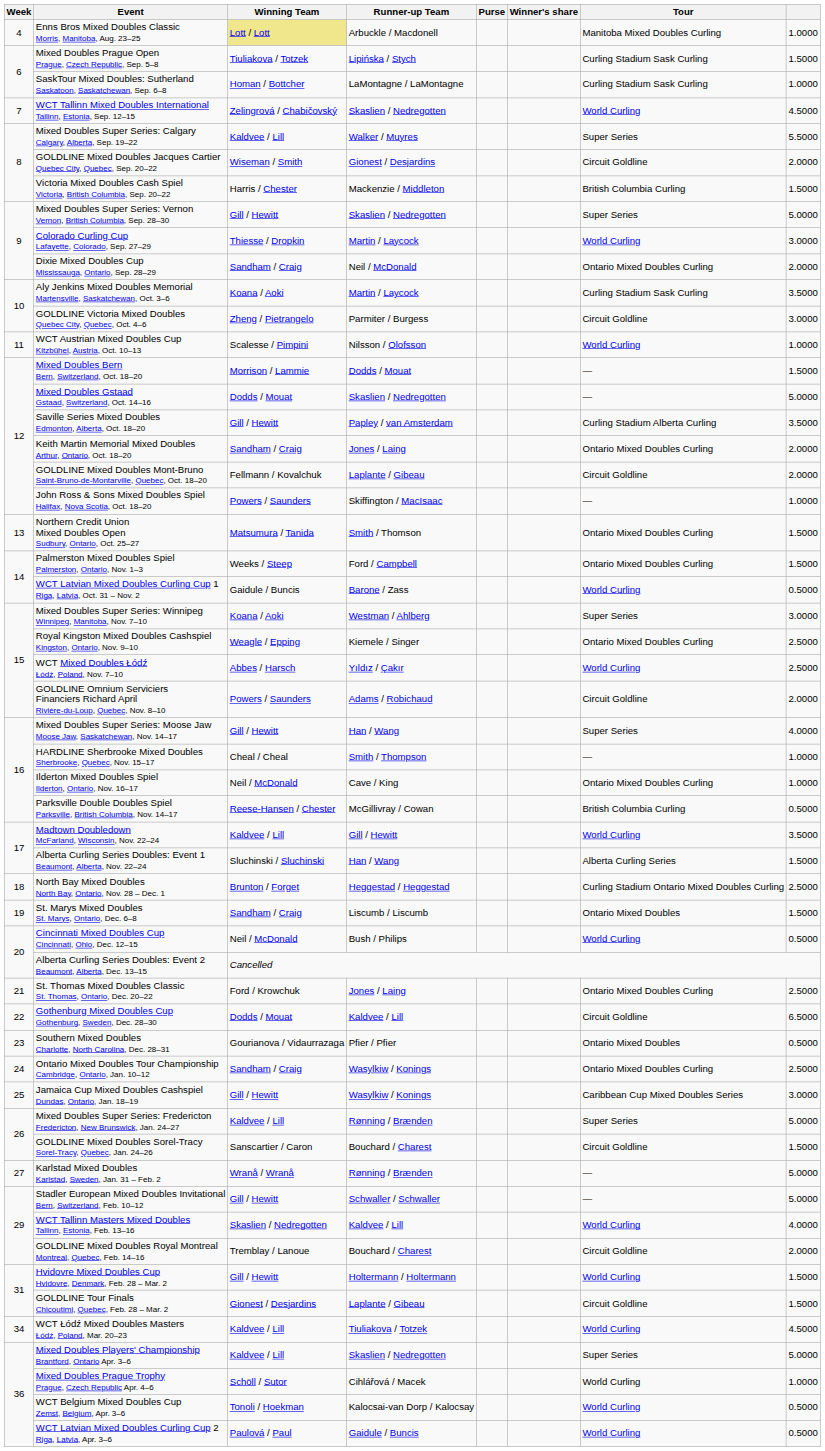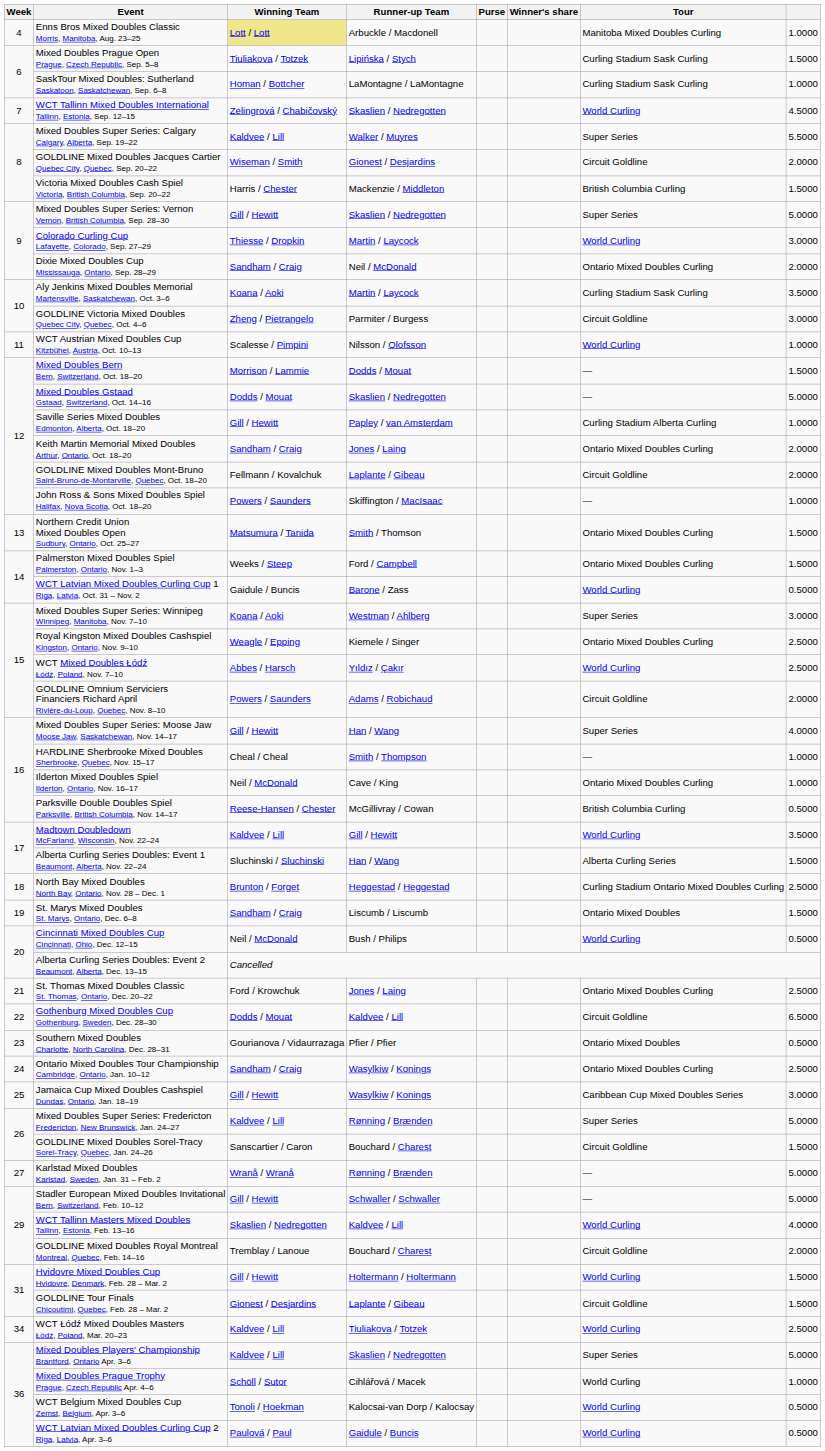(803, 423) 3.5000 -> (803, 423) 1.0000
(803, 1329) 4.5000 -> (803, 1329) 2.5000
